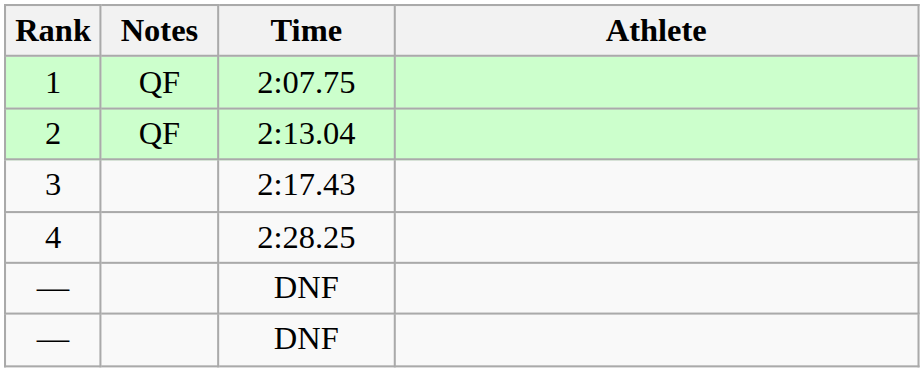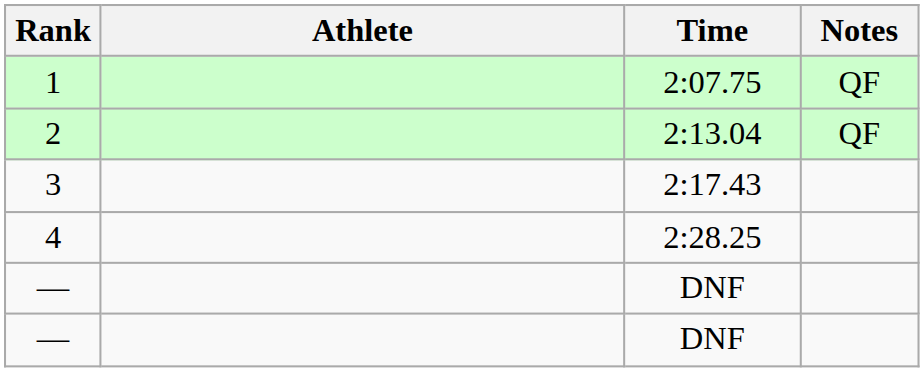columns swapped: (656, 30) <-> (159, 30)
